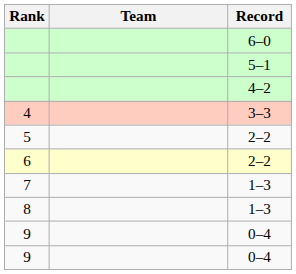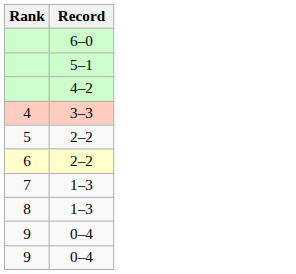- column: (138, 16)
